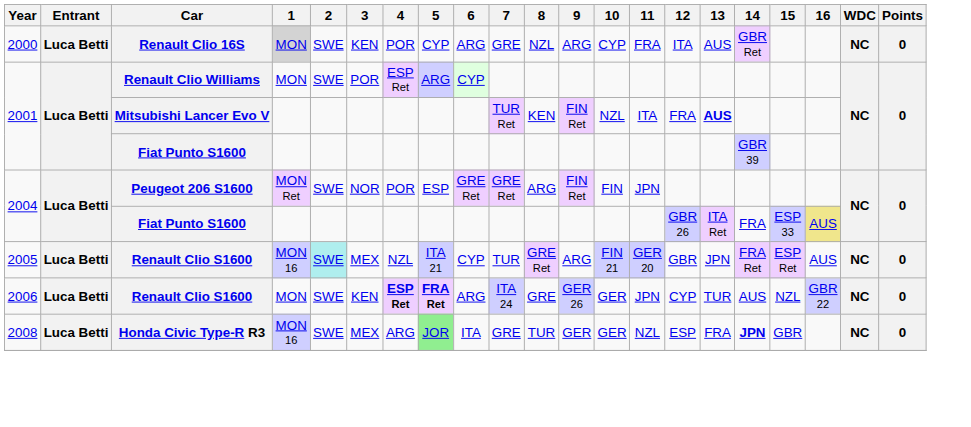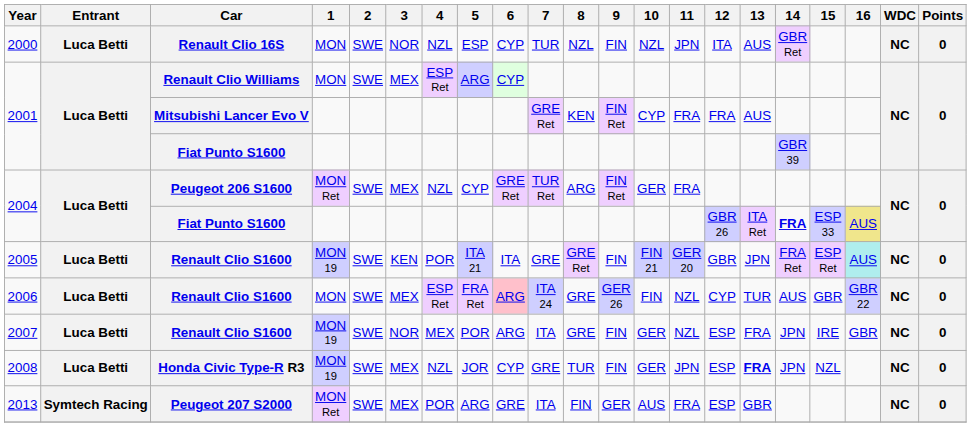(291, 44) lightgrey background -> (331, 44) no background
(365, 44) KEN -> (404, 44) NOR
(400, 44) POR -> (440, 44) NZL
(436, 44) CYP -> (475, 44) ESP
(471, 44) ARG -> (510, 44) CYP
(506, 44) GRE -> (546, 44) TUR
(577, 44) ARG -> (616, 44) FIN
(612, 44) CYP -> (652, 44) NZL
(647, 44) FRA -> (687, 44) JPN
(365, 80) POR -> (404, 80) MEX
(506, 116) TUR Ret -> (546, 116) GRE Ret
(612, 116) NZL -> (652, 116) CYP
(647, 116) ITA -> (687, 116) FRA
(718, 116) bold -> (757, 116) normal
(365, 188) NOR -> (404, 188) MEX
(400, 188) POR -> (440, 188) NZL
(436, 188) ESP -> (475, 188) CYP
(506, 188) GRE Ret -> (546, 188) TUR Ret
(612, 188) FIN -> (652, 188) GER
(647, 188) JPN -> (687, 188) FRA
(752, 224) normal -> (793, 224) bold
(291, 260) MON 16 -> (331, 260) MON 19
(328, 260) paleturquoise background -> (368, 260) no background
(365, 260) MEX -> (404, 260) KEN
(400, 260) NZL -> (440, 260) POR
(471, 260) CYP -> (510, 260) ITA
(506, 260) TUR -> (546, 260) GRE
(577, 260) ARG -> (616, 260) FIN
(823, 260) no background -> (863, 260) paleturquoise background
(365, 296) KEN -> (404, 296) MEX
(400, 296) bold -> (440, 296) normal
(436, 296) bold -> (475, 296) normal
(471, 296) no background -> (510, 296) pink background
(612, 296) GER -> (652, 296) FIN
(647, 296) JPN -> (687, 296) NZL
(788, 296) NZL -> (828, 296) GBR
+ row: (22, 332)
(291, 332) MON 16 -> (331, 368) MON 19
(400, 332) ARG -> (440, 368) NZL
(436, 332) lightgreen background -> (475, 368) no background
(471, 332) ITA -> (510, 368) CYP
(577, 332) GER -> (616, 368) FIN
(647, 332) NZL -> (687, 368) JPN
(718, 332) normal -> (757, 368) bold
(752, 332) bold -> (793, 368) normal
(788, 332) GBR -> (828, 368) NZL
+ row: (22, 404)
